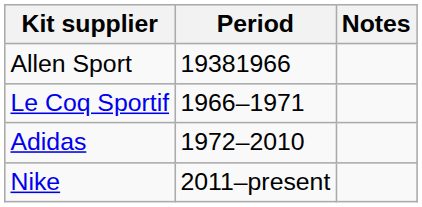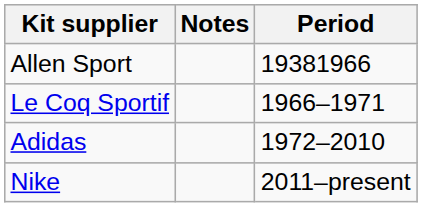columns swapped: (255, 24) <-> (376, 24)
